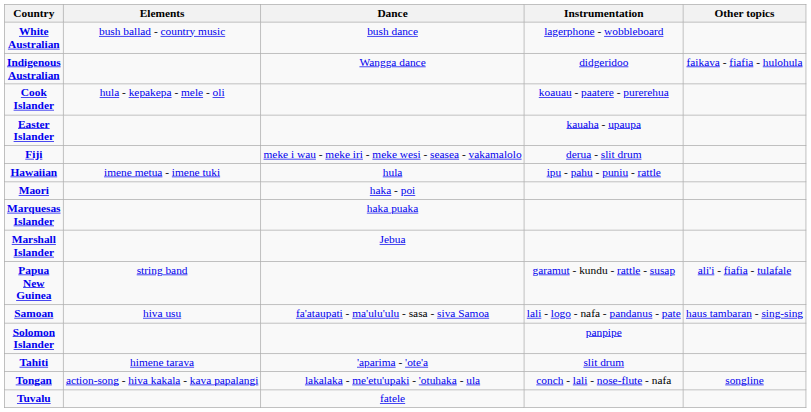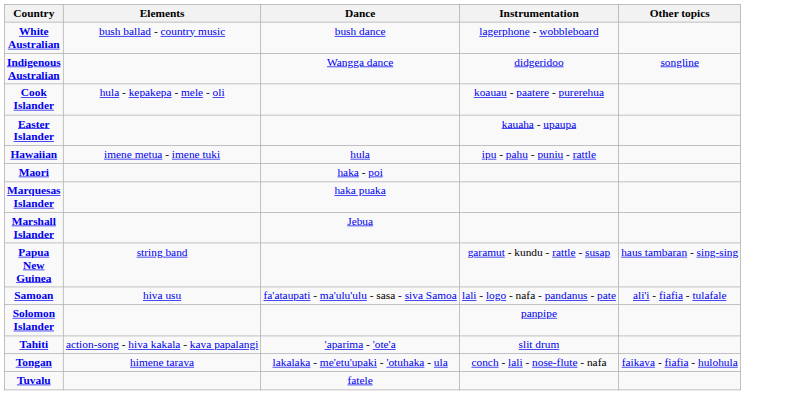(745, 62) faikava - fiafia - hulohula -> (680, 62) songline
- row: (34, 154)
(745, 270) ali'i - fiafia - tulafale -> (680, 252) haus tambaran - sing-sing
(745, 313) haus tambaran - sing-sing -> (680, 295) ali'i - fiafia - tulafale
(162, 362) himene tarava -> (162, 344) action-song - hiva kakala - kava papalangi
(162, 380) action-song - hiva kakala - kava papalangi -> (162, 362) himene tarava
(745, 380) songline -> (680, 362) faikava - fiafia - hulohula
